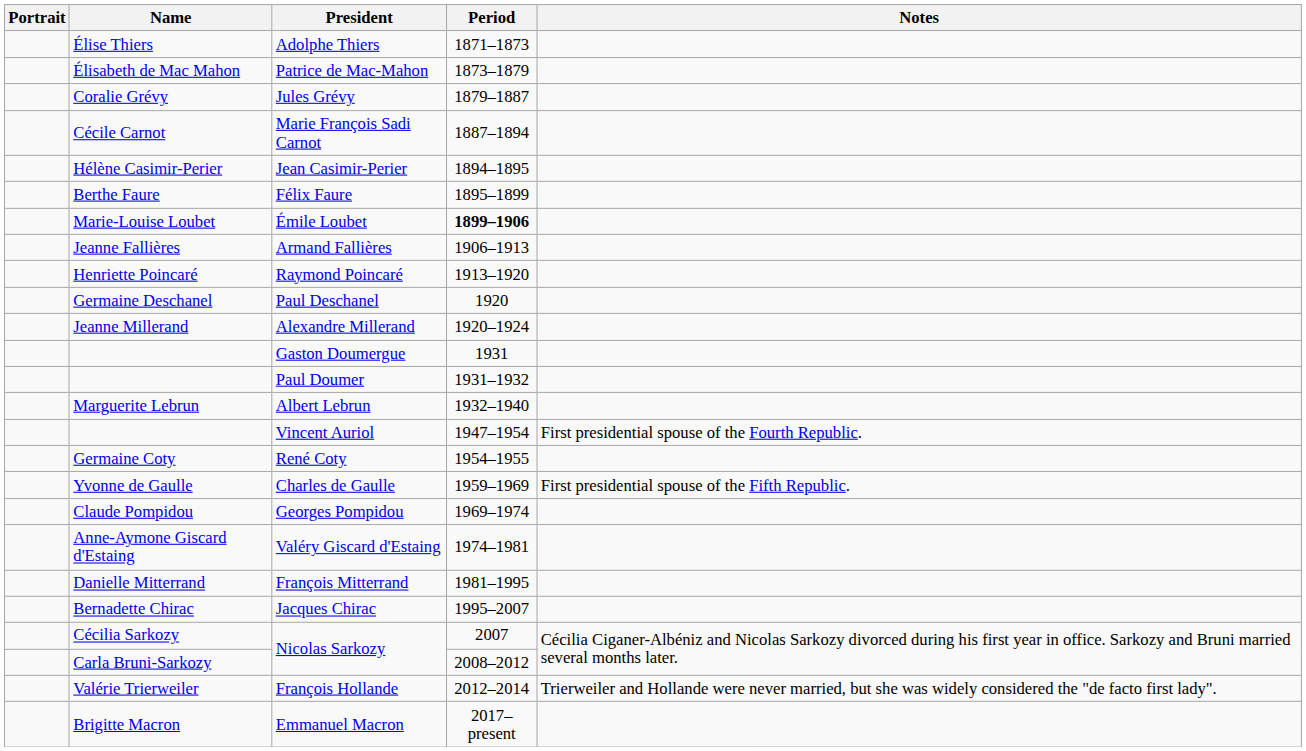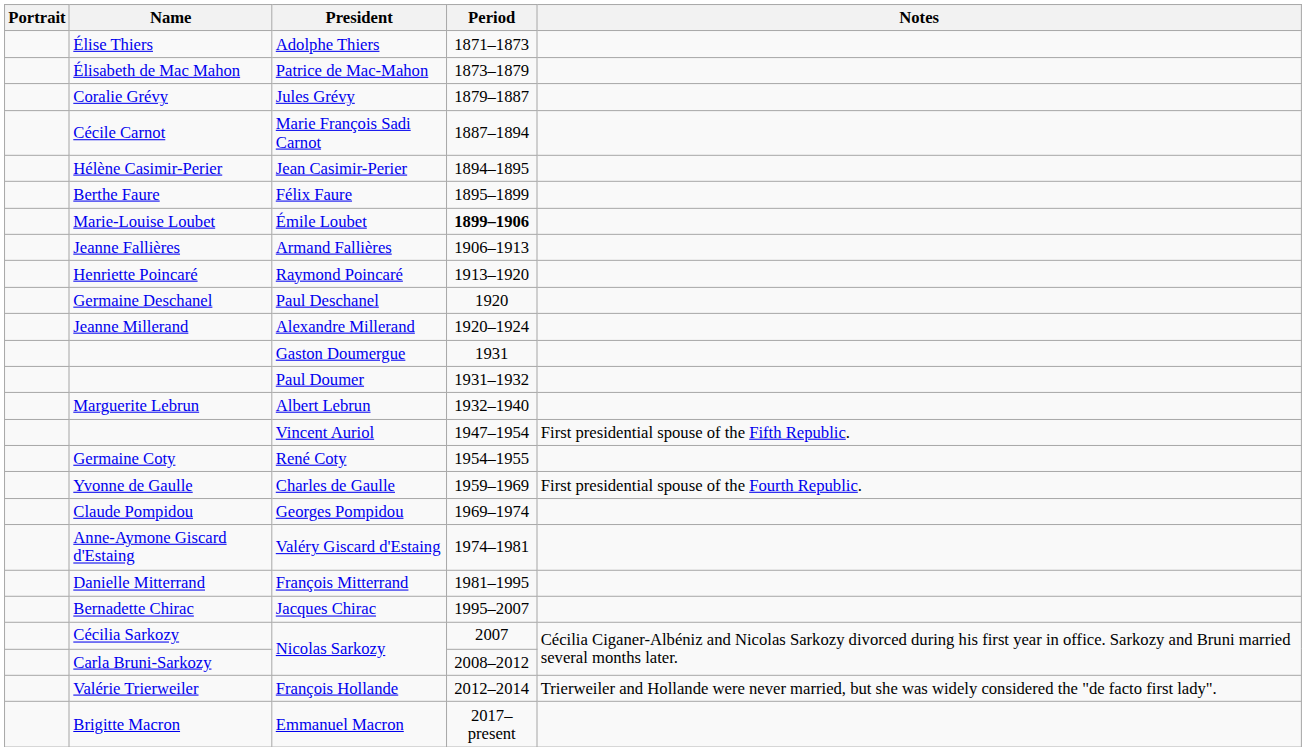(701, 432) First presidential spouse of the Fourth Republic. -> (695, 432) First presidential spouse of the Fifth Republic.
(695, 485) First presidential spouse of the Fifth Republic. -> (701, 485) First presidential spouse of the Fourth Republic.
